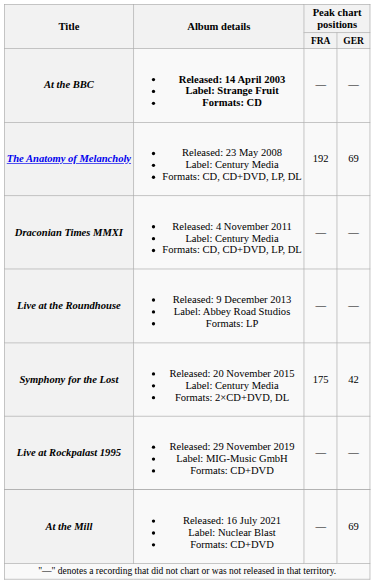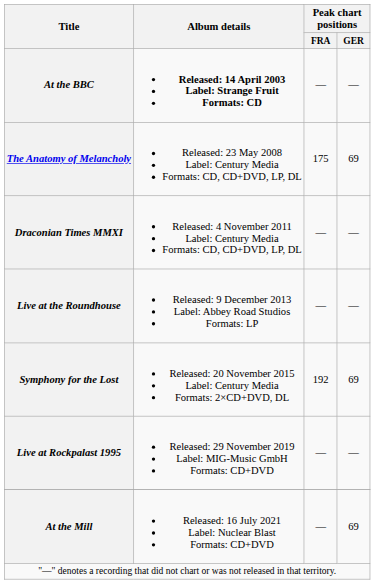(321, 159) 192 -> (321, 159) 175
(321, 379) 175 -> (321, 379) 192
(354, 379) 42 -> (354, 379) 69
